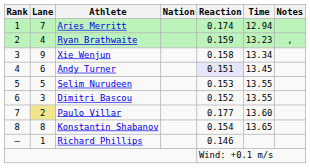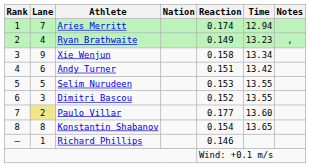(220, 40) 0.159 -> (220, 40) 0.149
(220, 69) lavender background -> (220, 69) no background
(259, 69) 13.45 -> (259, 69) 13.42
